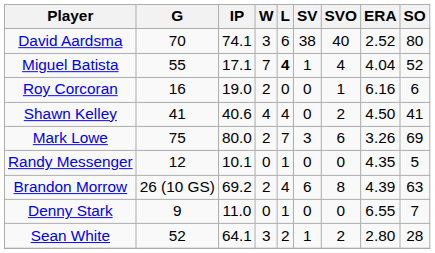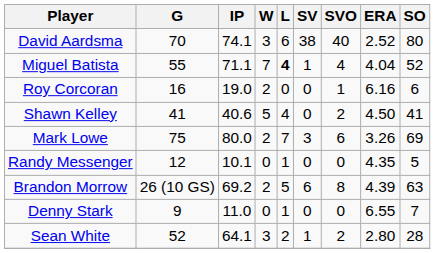(237, 65) 17.1 -> (237, 65) 71.1
(266, 114) 4 -> (266, 114) 5
(285, 187) 4 -> (285, 187) 5
